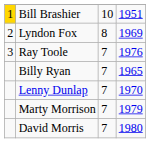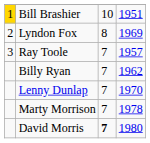(131, 52) 1976 -> (131, 52) 1957
(131, 71) 1965 -> (131, 71) 1962
(131, 109) 1979 -> (131, 109) 1978
(104, 128) normal -> (104, 128) bold
